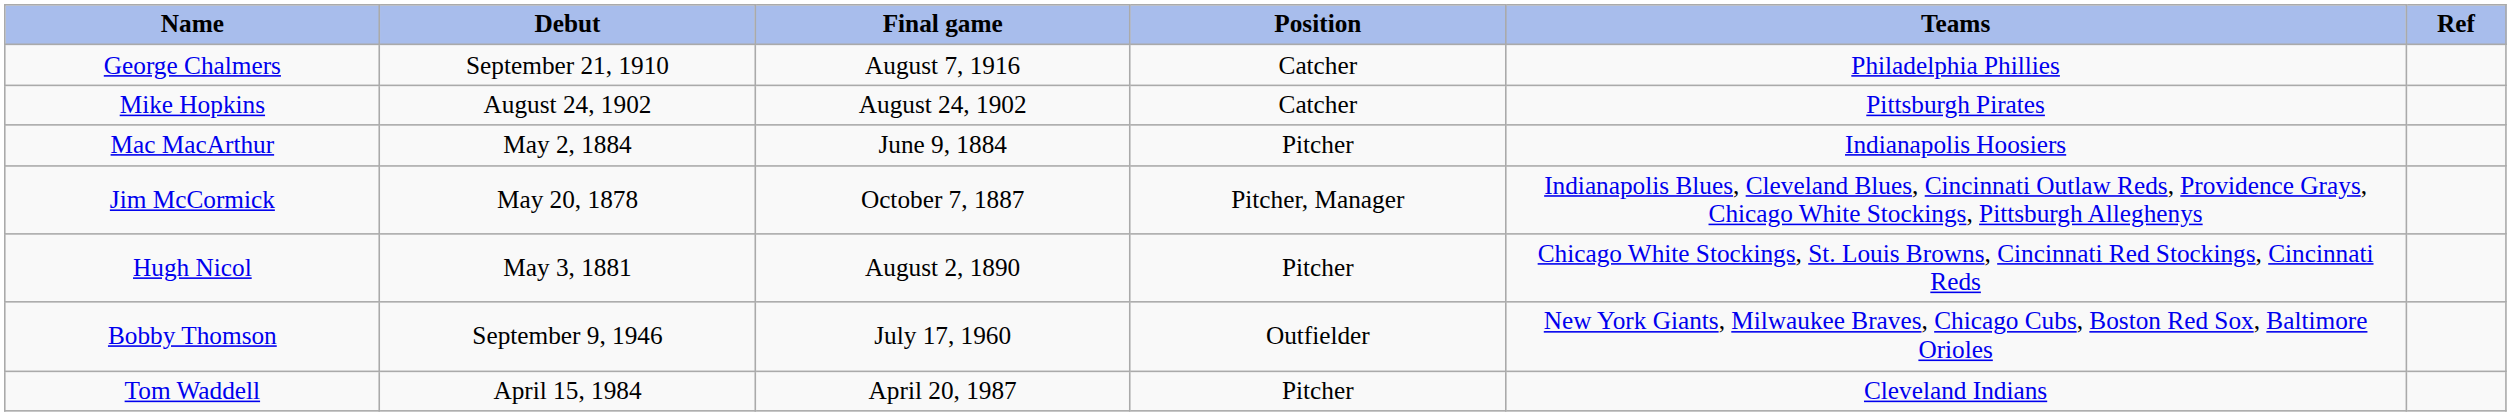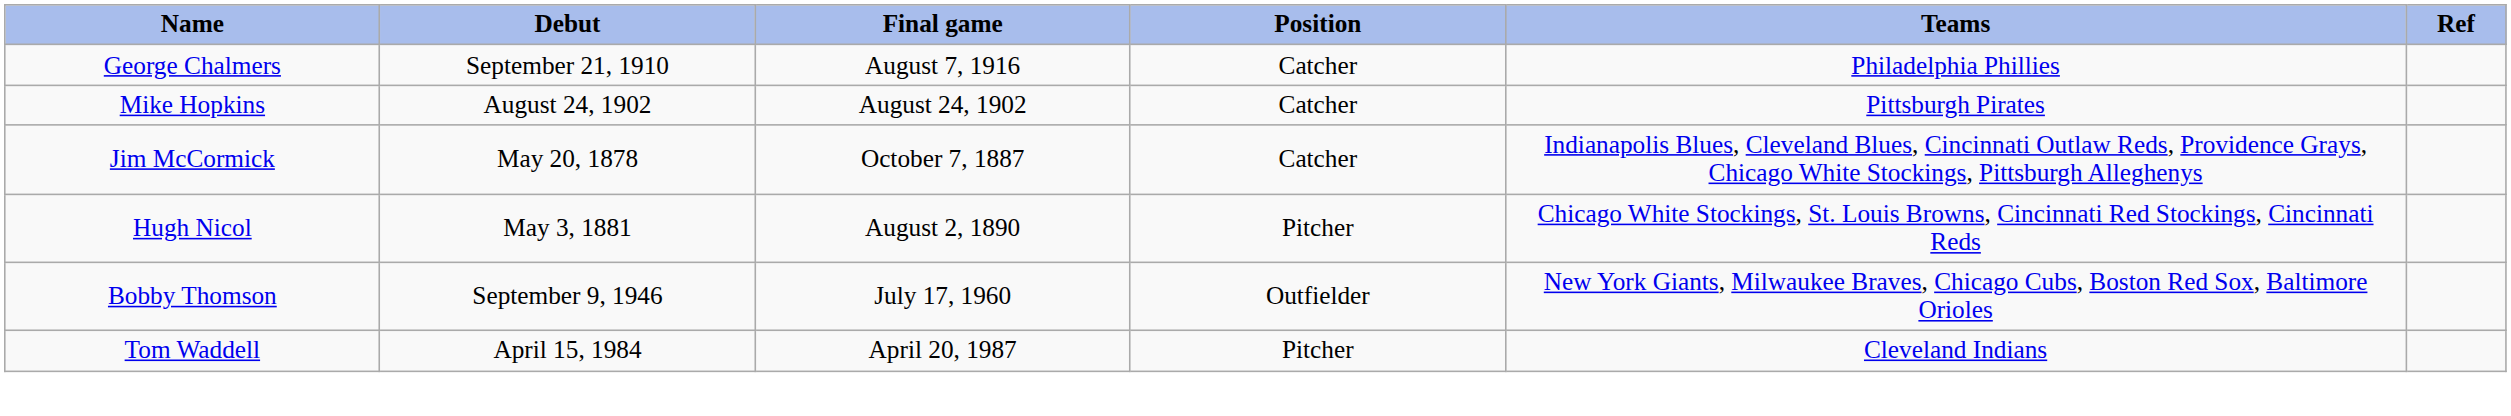- row: (192, 144)
(1318, 199) Pitcher, Manager -> (1318, 159) Catcher
